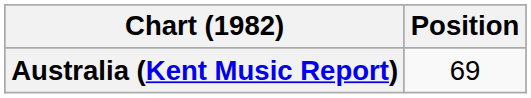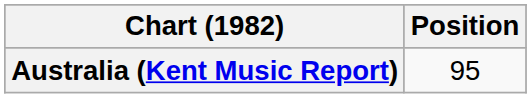(465, 69) 69 -> (465, 69) 95
